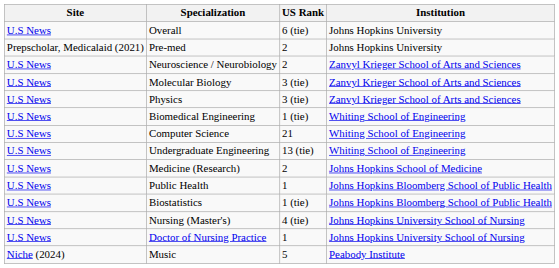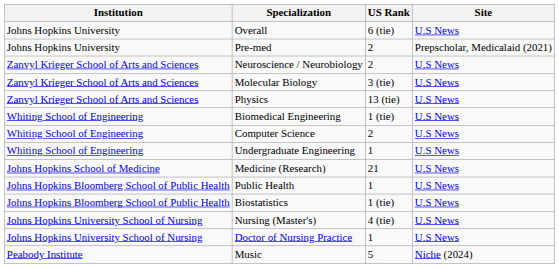columns swapped: (440, 13) <-> (75, 13)
(295, 99) 3 (tie) -> (384, 99) 13 (tie)
(287, 133) 21 -> (371, 133) 2
(298, 151) 13 (tie) -> (371, 151) 1
(285, 168) 2 -> (373, 168) 21
